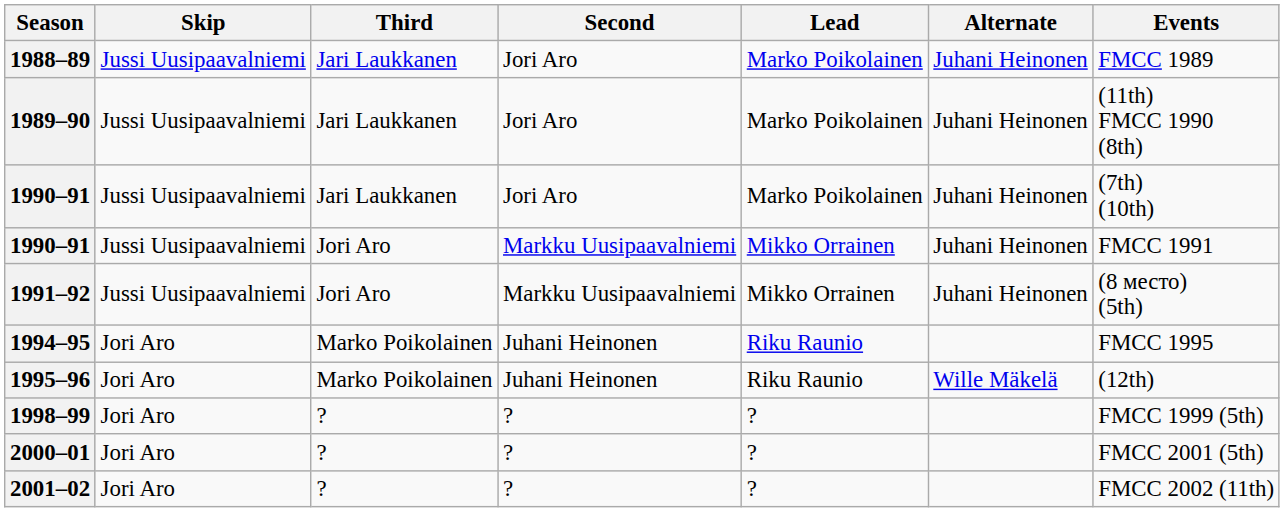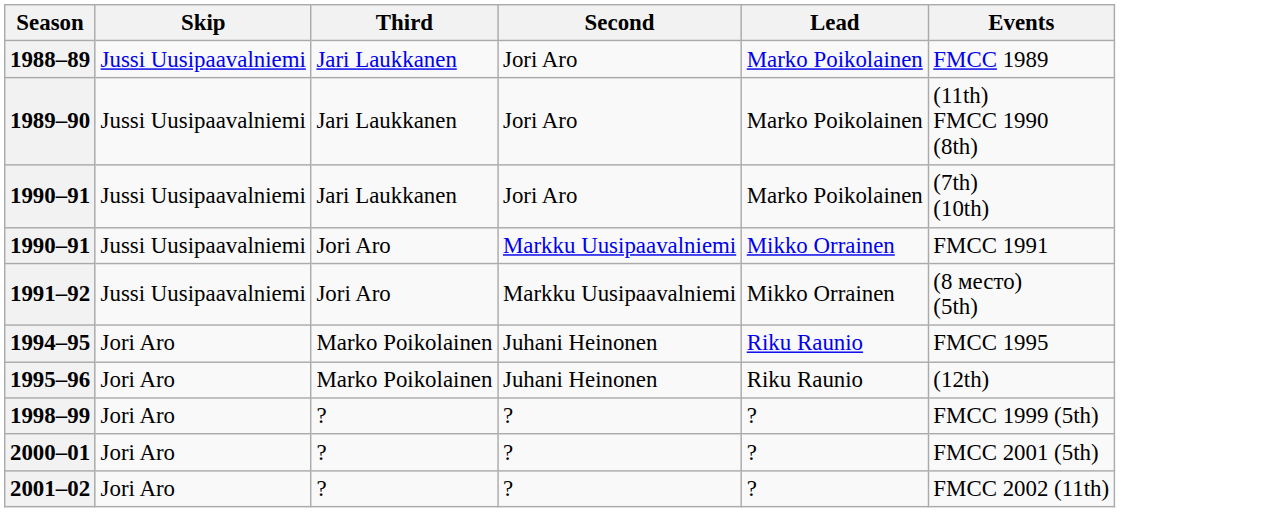- column: (1011, 22)
